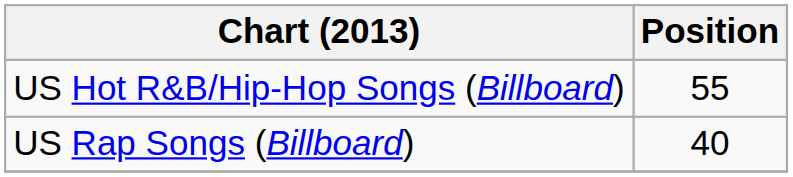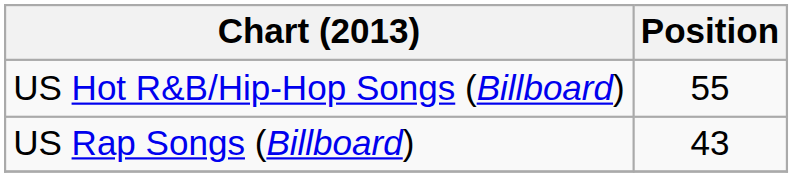(710, 143) 40 -> (710, 143) 43
